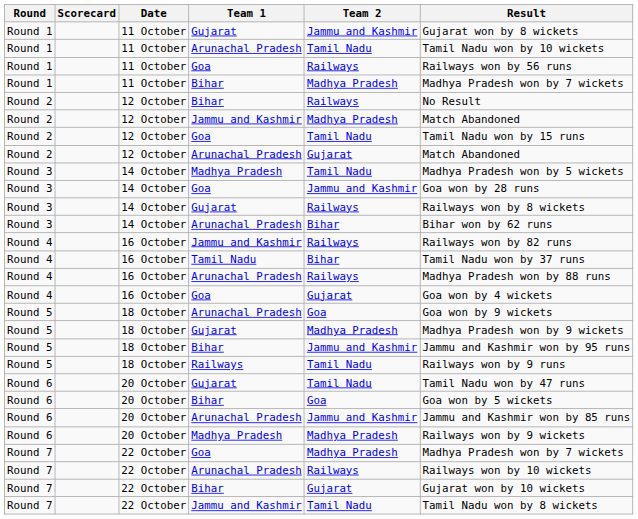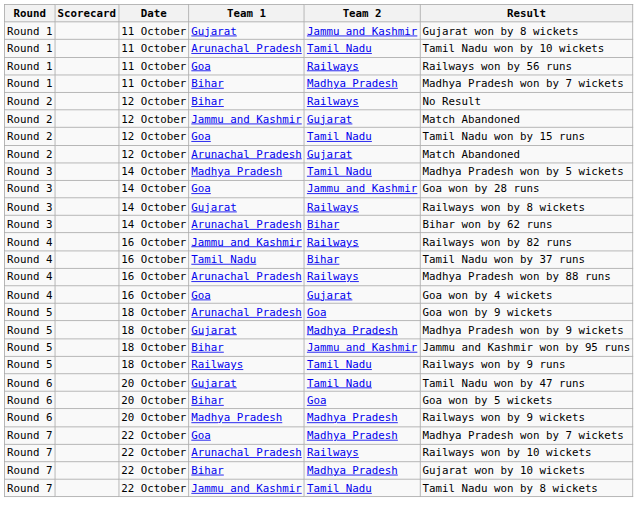(352, 119) Madhya Pradesh -> (330, 119) Gujarat
- row: (30, 418)
(330, 488) Gujarat -> (352, 470) Madhya Pradesh
